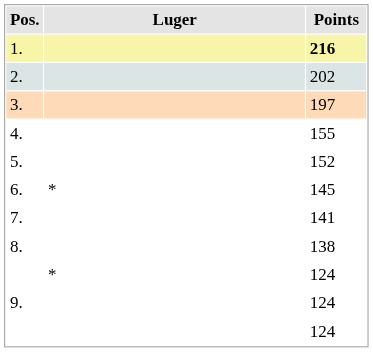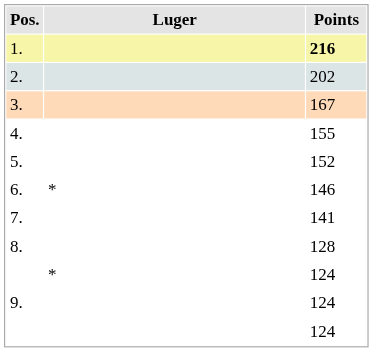(323, 104) 197 -> (323, 104) 167
(323, 189) 145 -> (323, 189) 146
(323, 246) 138 -> (323, 246) 128
